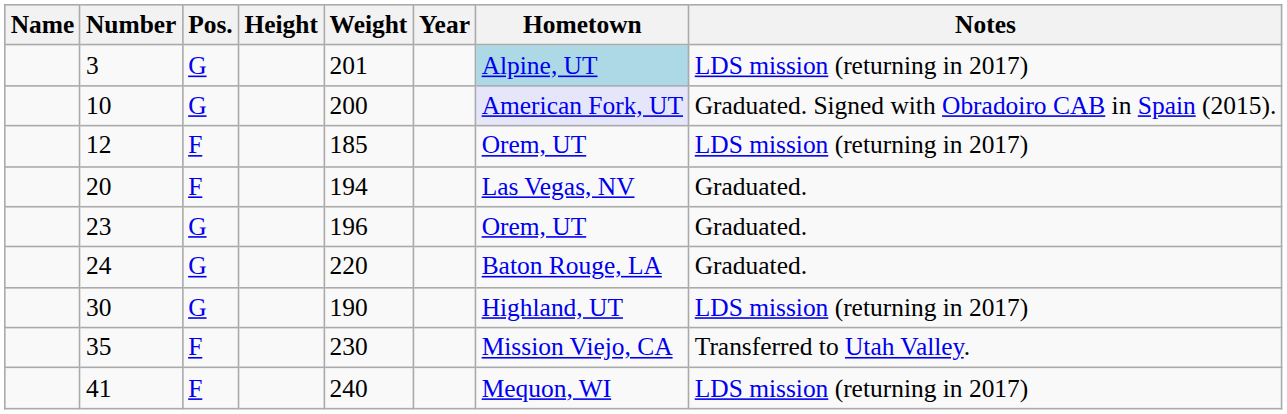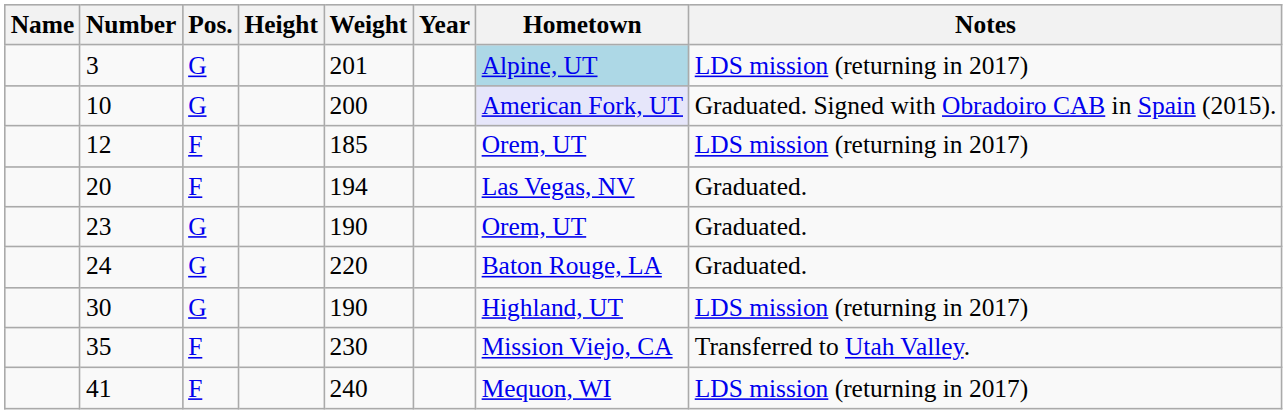(349, 226) 196 -> (349, 226) 190
